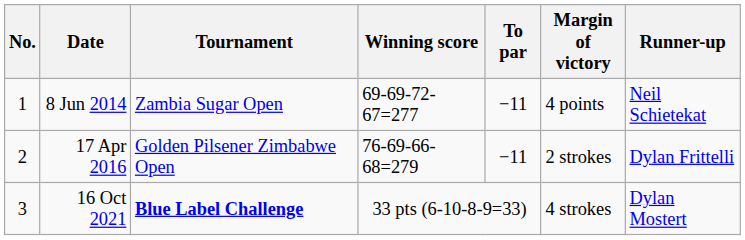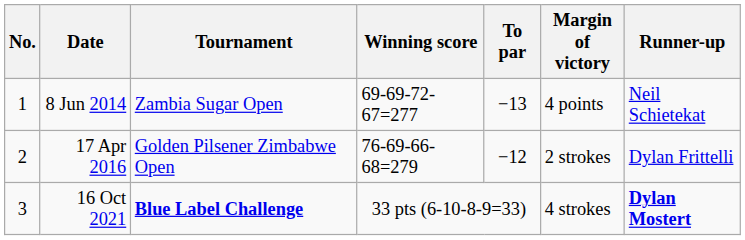(513, 104) −11 -> (512, 104) −13
(513, 156) −11 -> (512, 156) −12
(658, 208) normal -> (660, 208) bold
